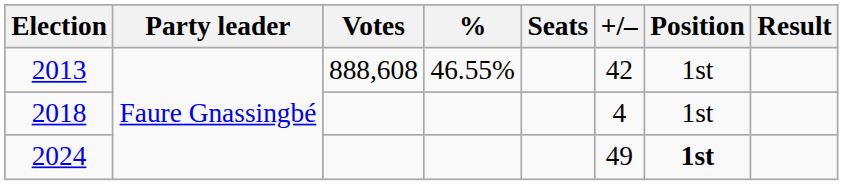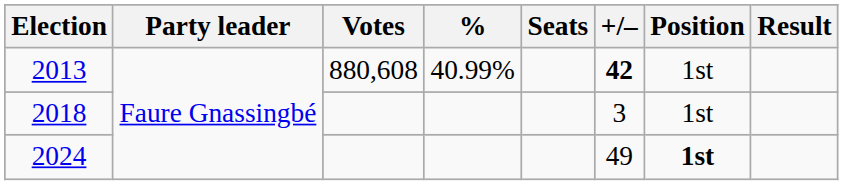(373, 69) 888,608 -> (373, 69) 880,608
(473, 69) 46.55% -> (473, 69) 40.99%
(619, 69) normal -> (619, 69) bold
(619, 112) 4 -> (619, 112) 3
